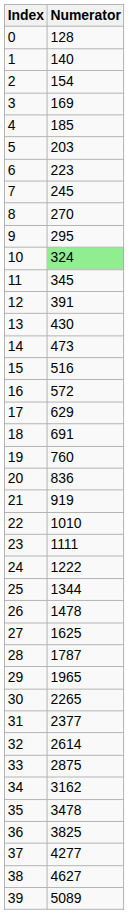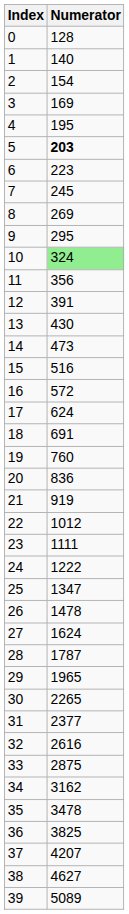(62, 125) 185 -> (62, 125) 195
(62, 147) normal -> (62, 147) bold
(62, 214) 270 -> (62, 214) 269
(62, 280) 345 -> (62, 280) 356
(62, 412) 629 -> (62, 412) 624
(66, 523) 1010 -> (66, 523) 1012
(66, 589) 1344 -> (66, 589) 1347
(66, 633) 1625 -> (66, 633) 1624
(66, 744) 2614 -> (66, 744) 2616
(66, 854) 4277 -> (66, 854) 4207
